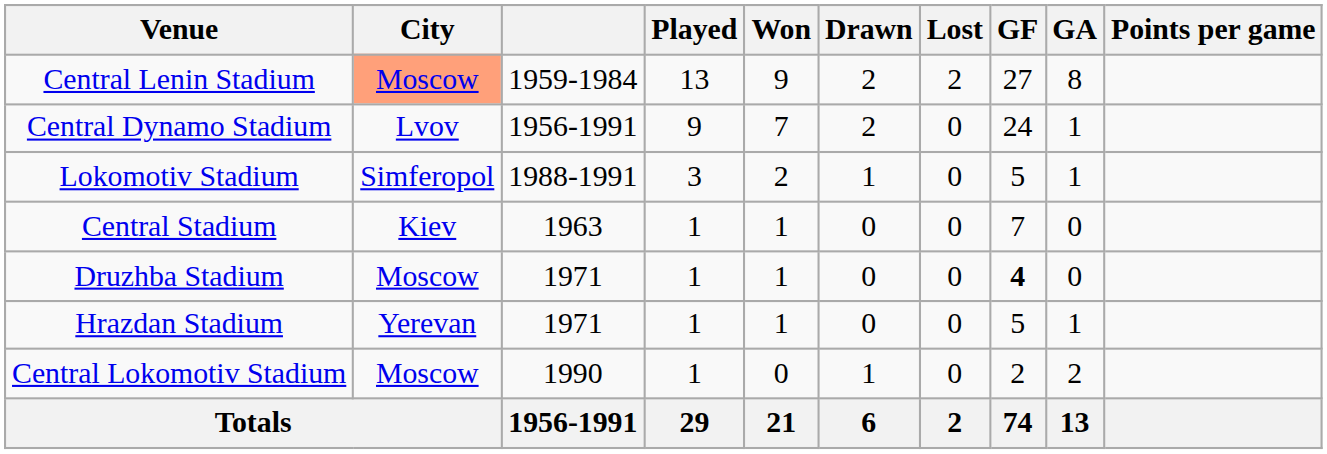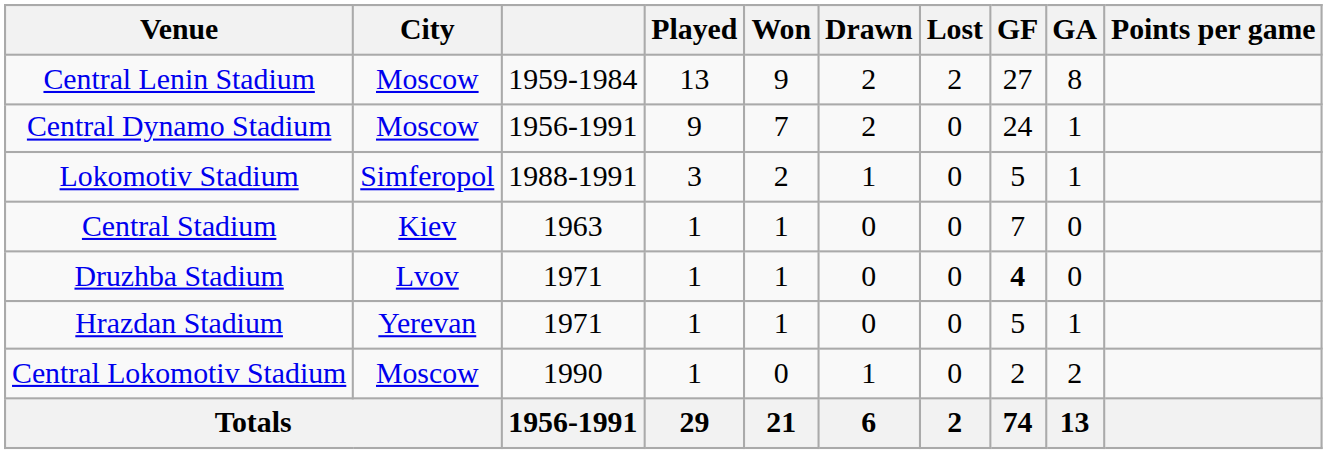(427, 78) lightsalmon background -> (427, 78) no background
(427, 127) Lvov -> (427, 127) Moscow
(427, 275) Moscow -> (427, 275) Lvov
